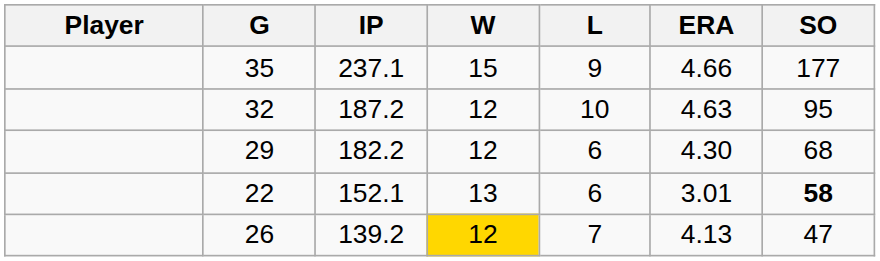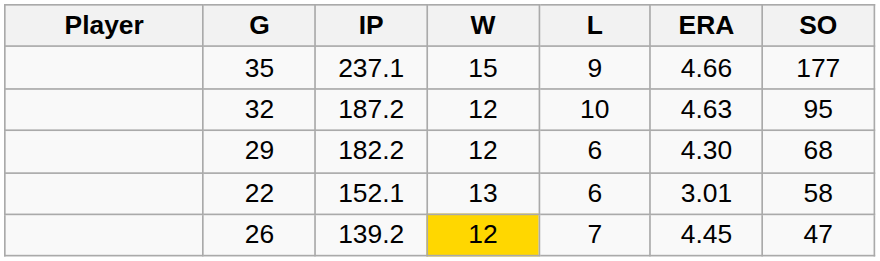(818, 192) bold -> (818, 192) normal
(707, 234) 4.13 -> (707, 234) 4.45
